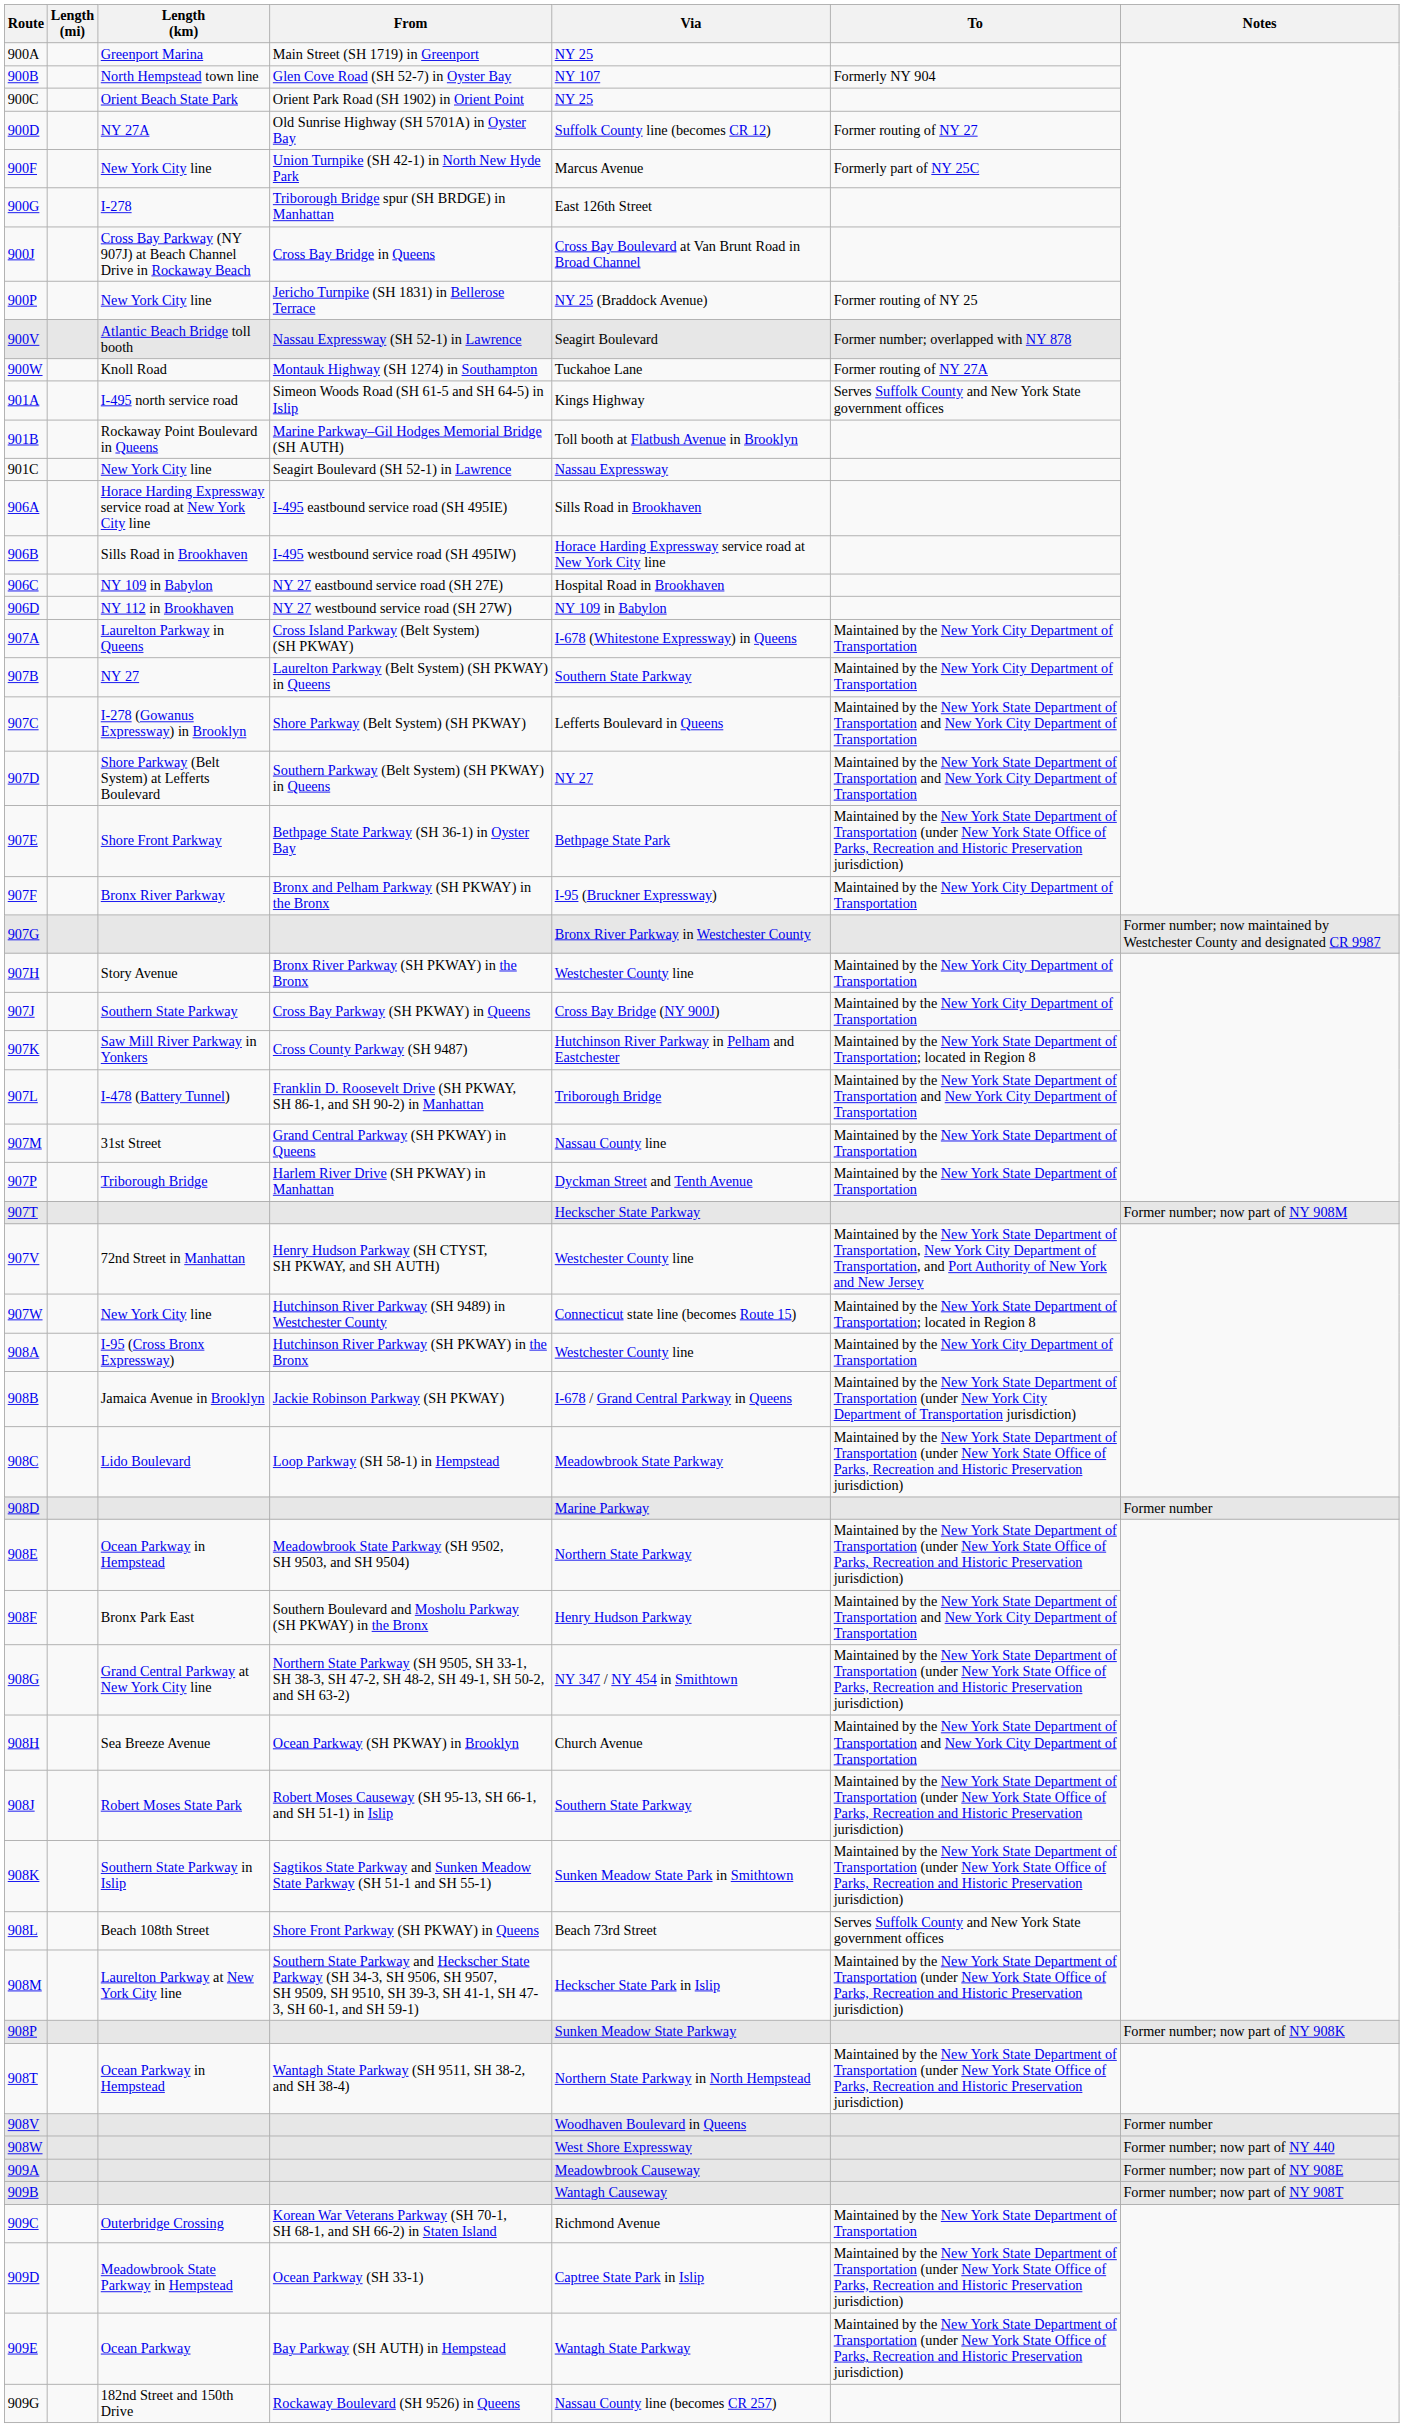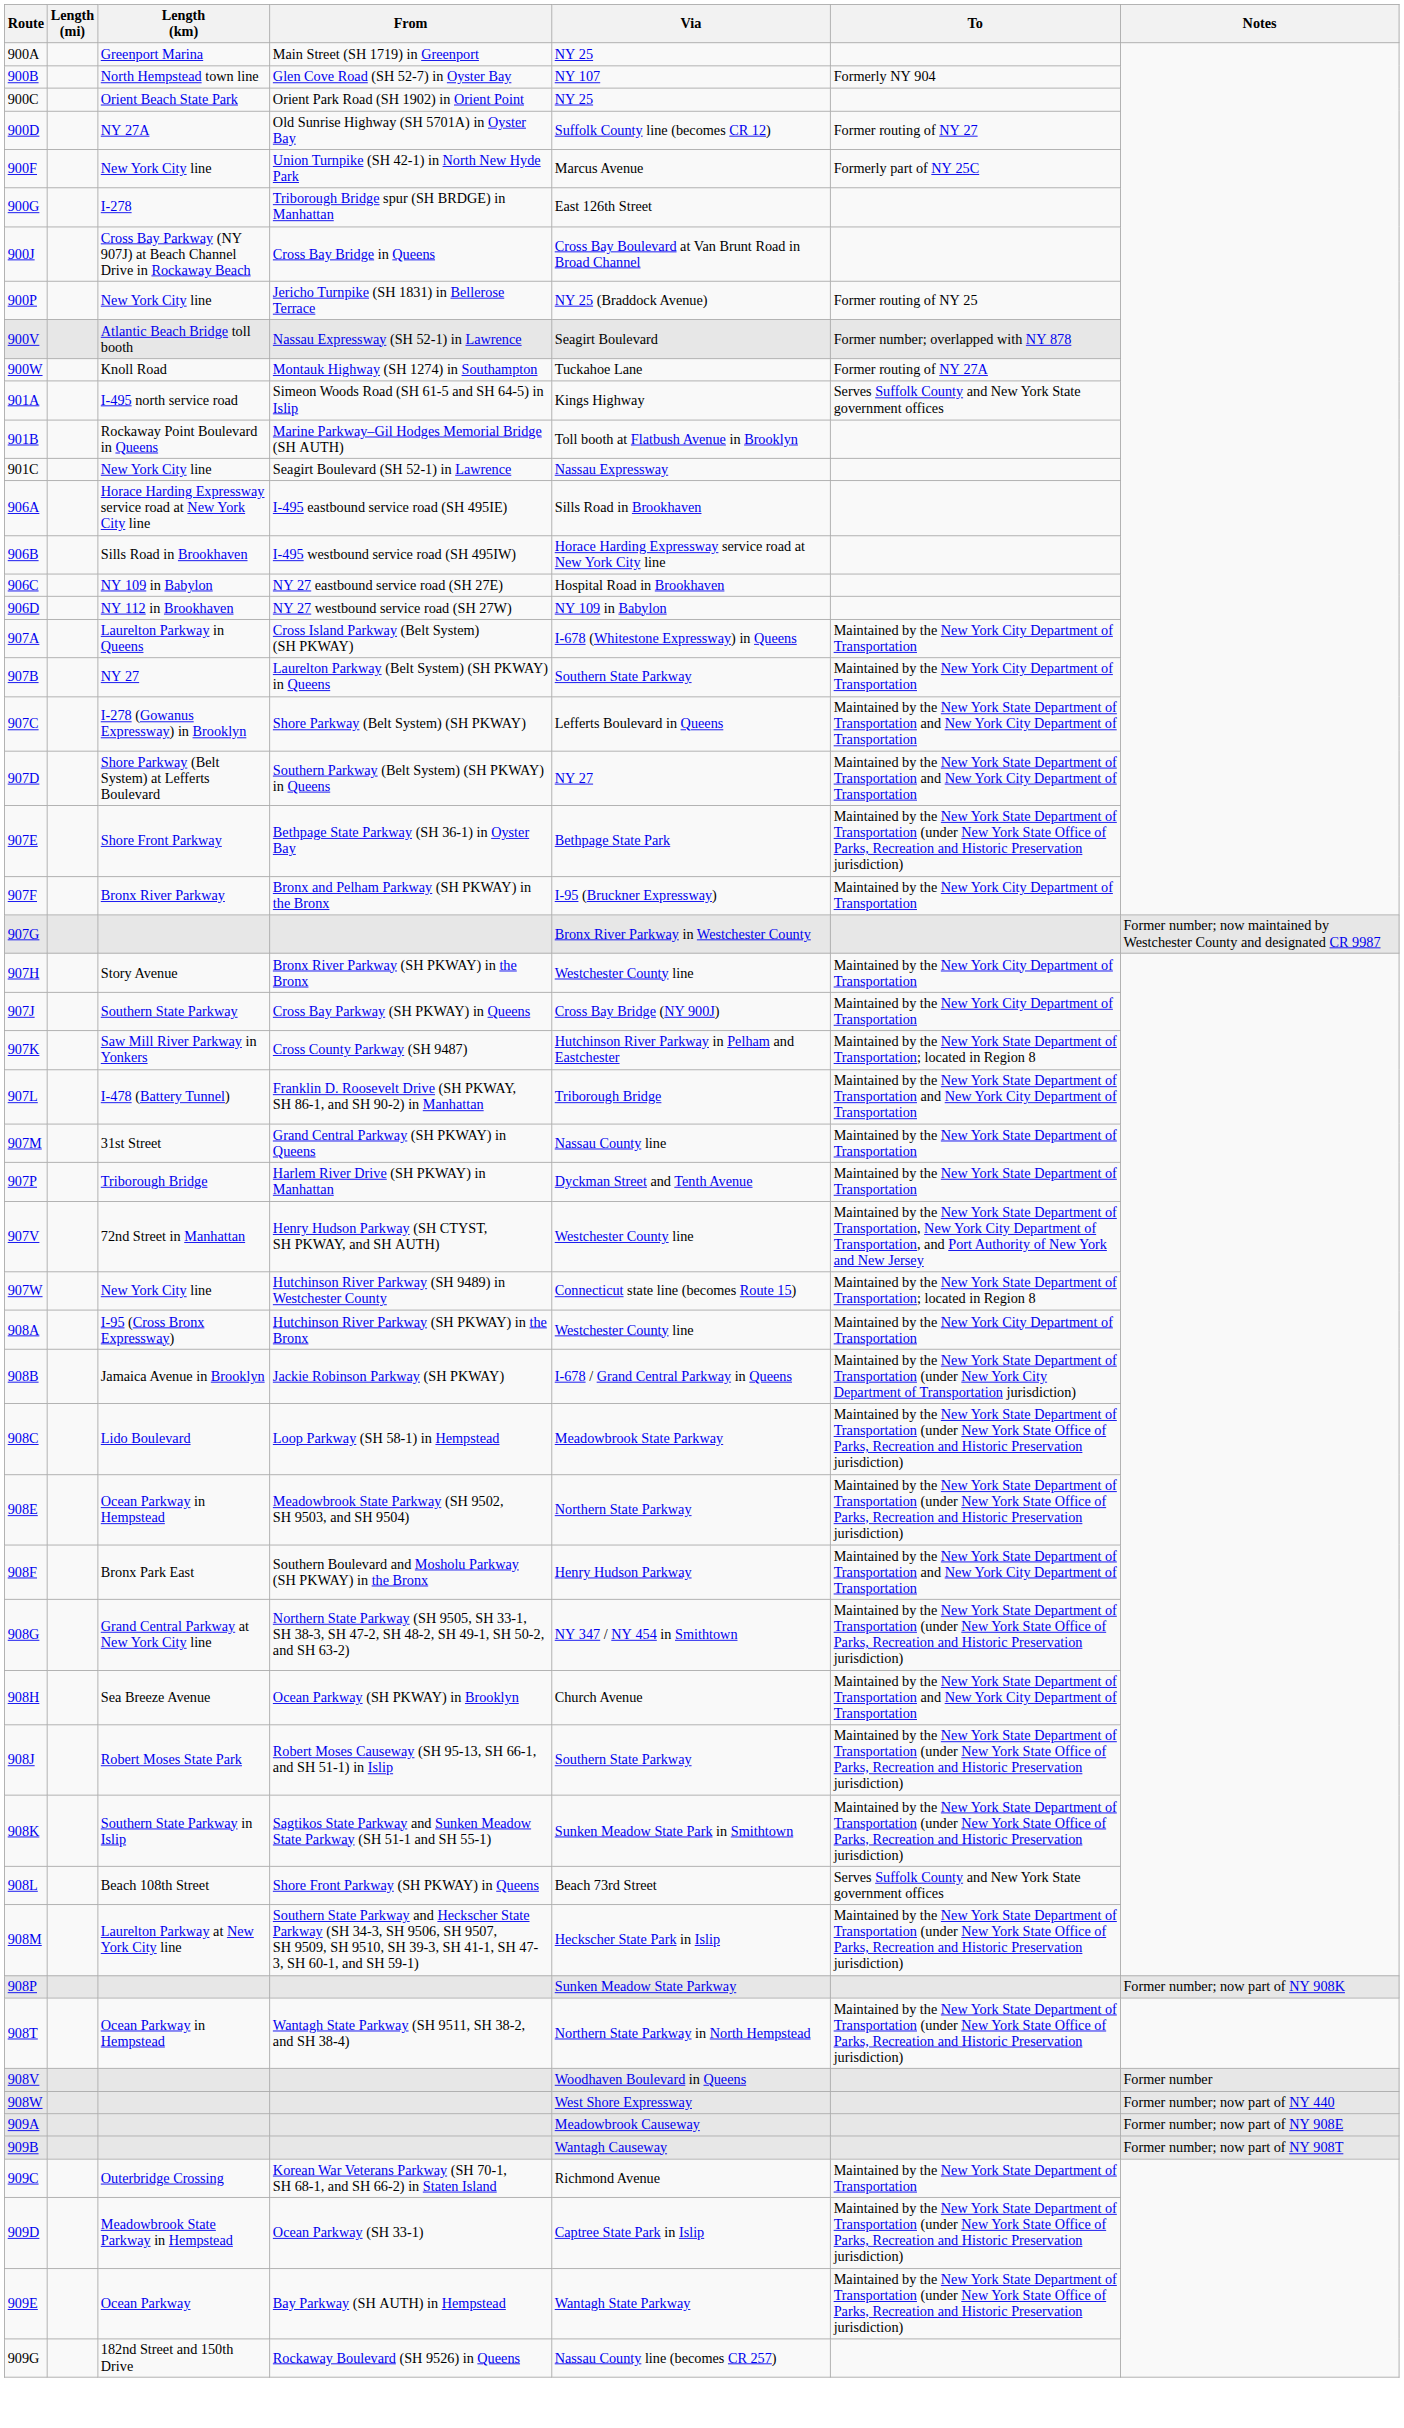- row: (23, 1212)
- row: (24, 1508)
